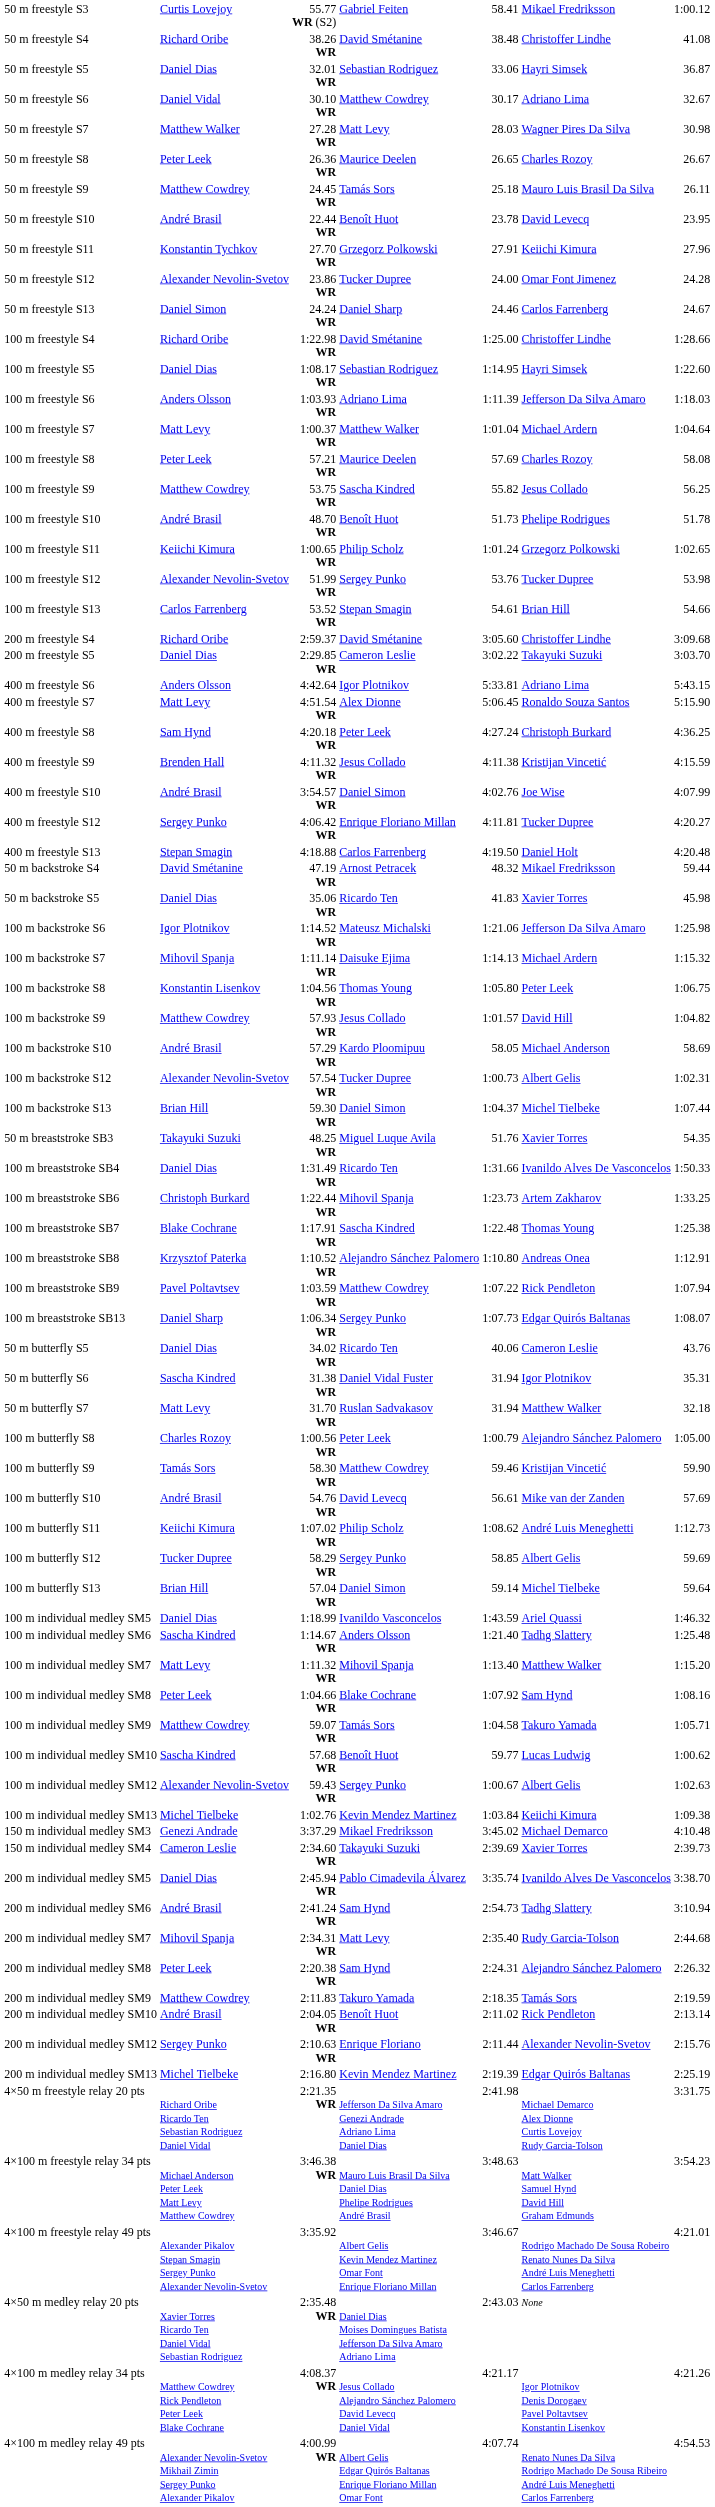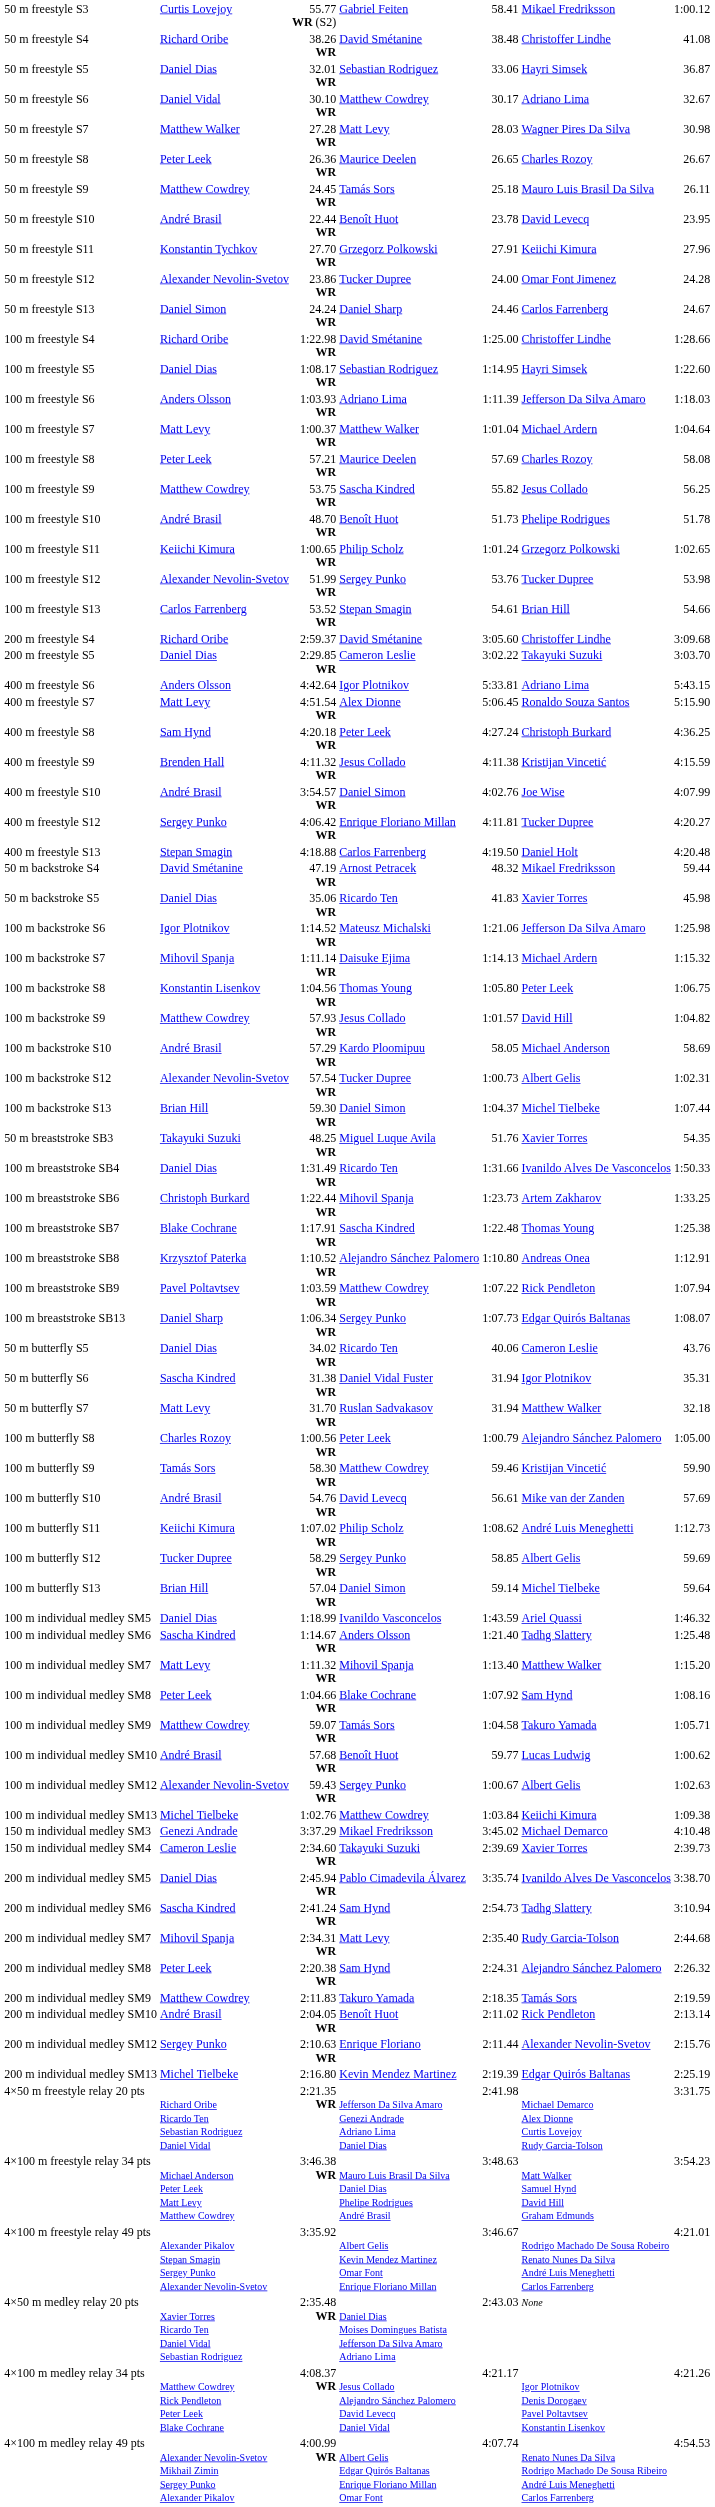(198, 1755) Sascha Kindred -> (191, 1755) André Brasil
(398, 1815) Kevin Mendez Martinez -> (384, 1815) Matthew Cowdrey
(191, 1908) André Brasil -> (198, 1908) Sascha Kindred
